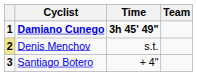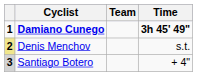columns swapped: (177, 12) <-> (134, 12)
(10, 63) no background -> (10, 63) lightgrey background
